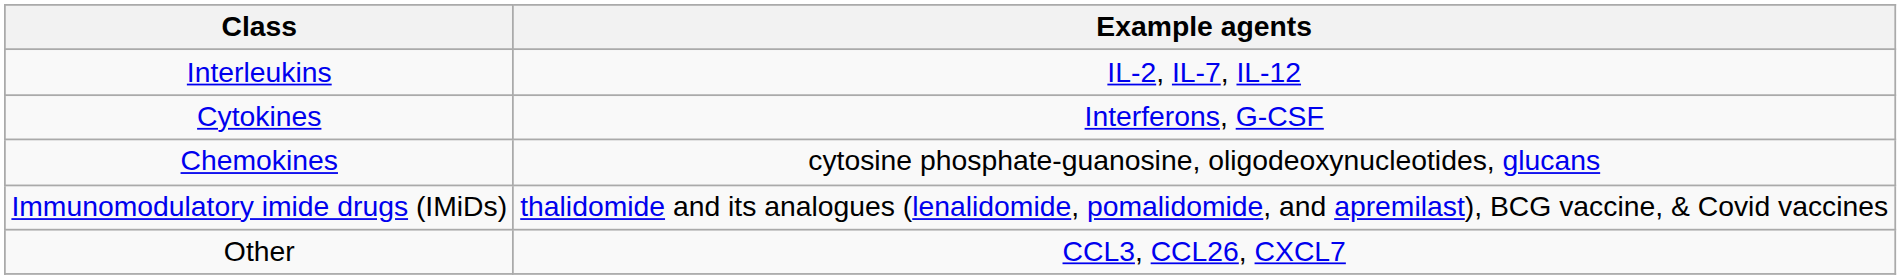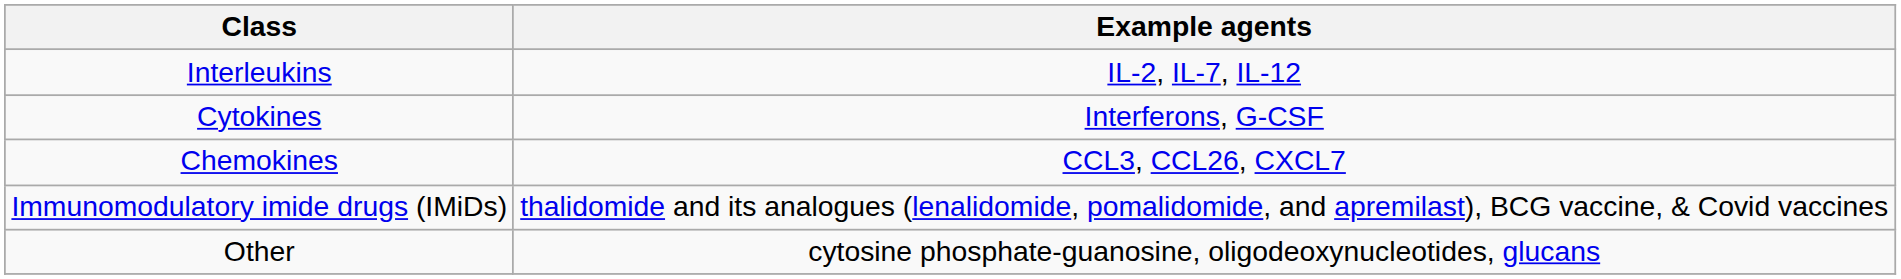(1204, 161) cytosine phosphate-guanosine, oligodeoxynucleotides, glucans -> (1204, 161) CCL3, CCL26, CXCL7
(1204, 251) CCL3, CCL26, CXCL7 -> (1204, 251) cytosine phosphate-guanosine, oligodeoxynucleotides, glucans
